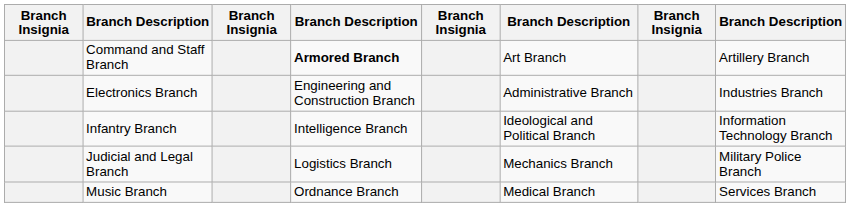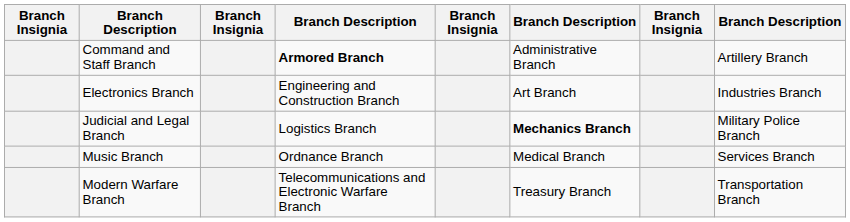(535, 58) Art Branch -> (555, 58) Administrative Branch
(568, 93) Administrative Branch -> (545, 93) Art Branch
- row: (131, 128)
(558, 164) normal -> (572, 128) bold
+ row: (130, 192)
